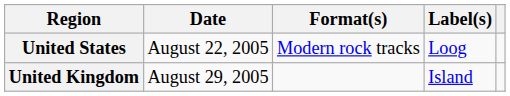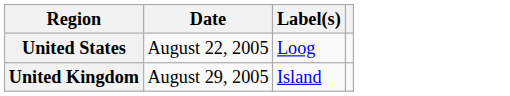- column: (348, 18)
